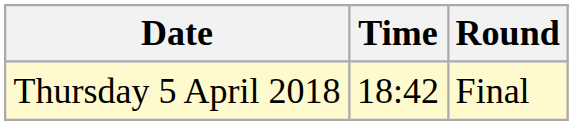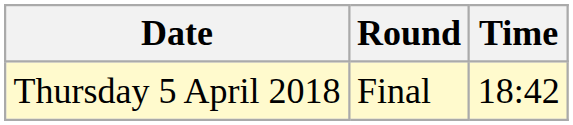columns swapped: (398, 33) <-> (508, 33)
